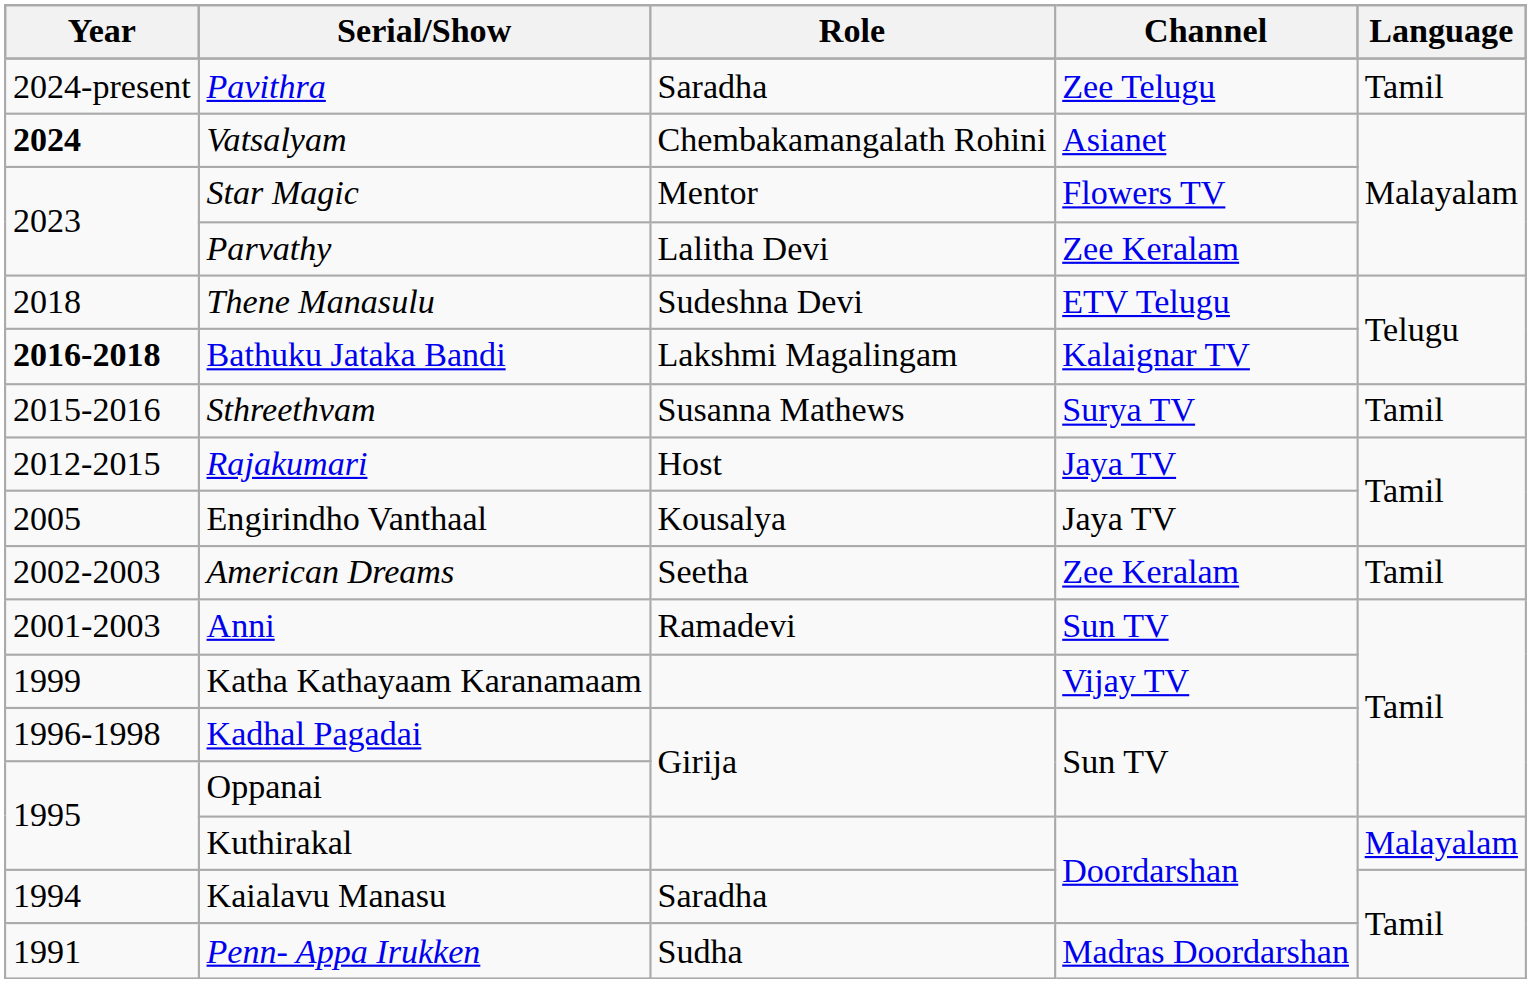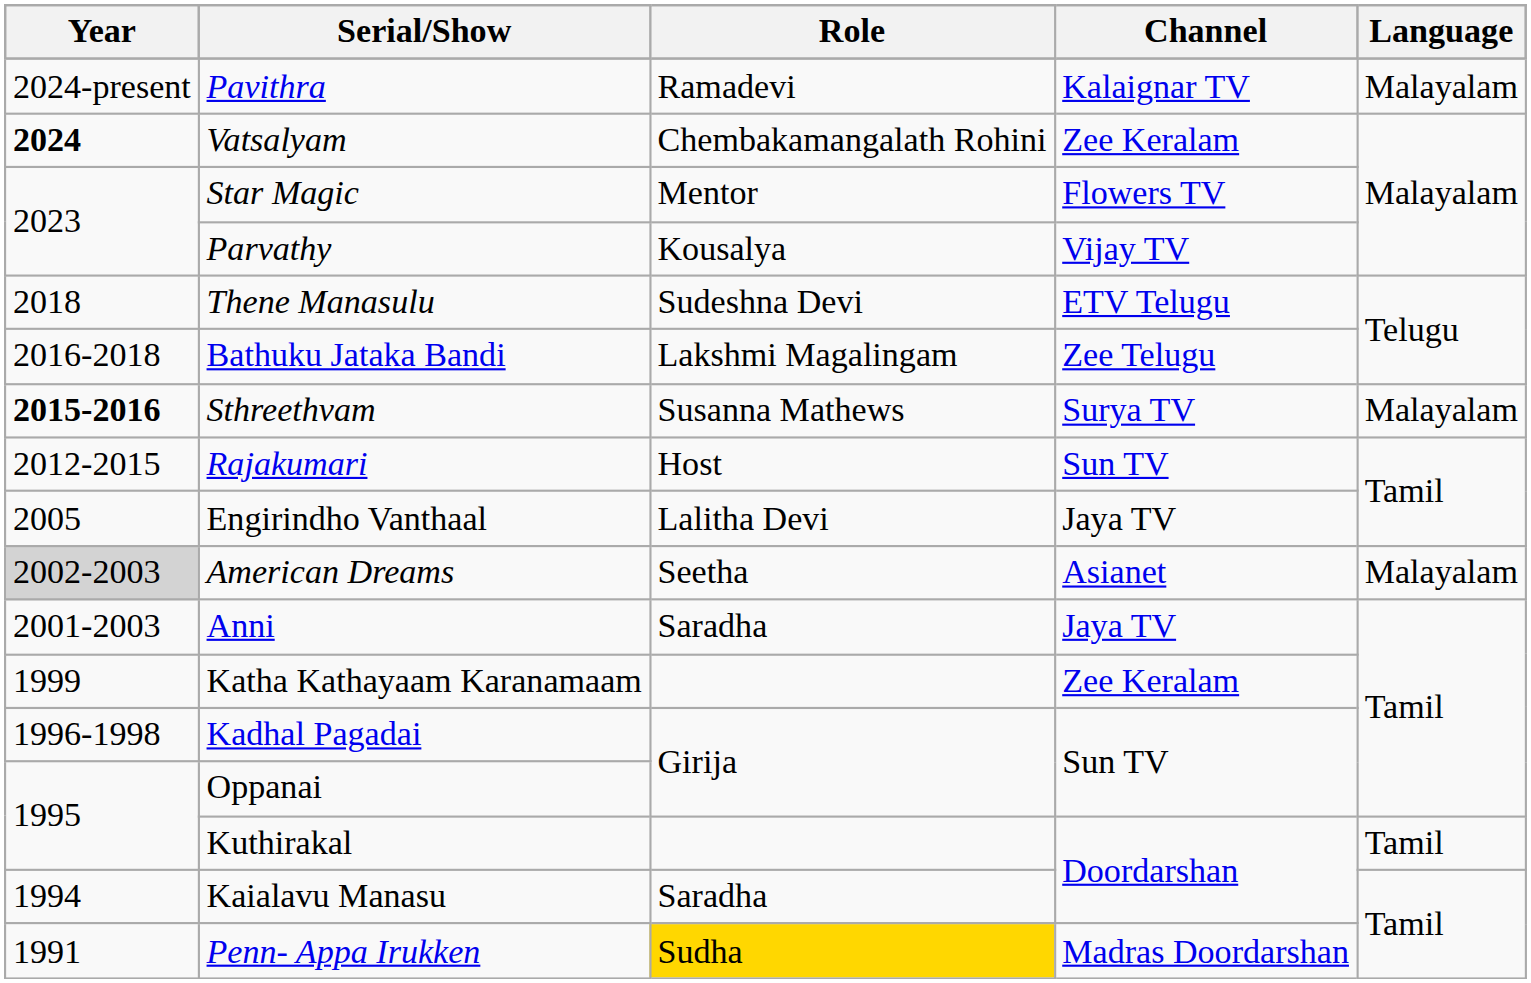(712, 85) Saradha -> (727, 85) Ramadevi
(1139, 85) Zee Telugu -> (1156, 85) Kalaignar TV
(1404, 85) Tamil -> (1441, 85) Malayalam
(1114, 139) Asianet -> (1151, 139) Zee Keralam
(743, 247) Lalitha Devi -> (722, 247) Kousalya
(1151, 247) Zee Keralam -> (1126, 247) Vijay TV
(87, 355) bold -> (87, 355) normal
(1156, 355) Kalaignar TV -> (1139, 355) Zee Telugu
(87, 409) normal -> (87, 409) bold
(1404, 409) Tamil -> (1441, 409) Malayalam
(1119, 463) Jaya TV -> (1115, 463) Sun TV
(722, 517) Kousalya -> (743, 517) Lalitha Devi
(87, 572) no background -> (87, 572) lightgrey background
(1151, 572) Zee Keralam -> (1114, 572) Asianet
(1404, 572) Tamil -> (1441, 572) Malayalam
(727, 626) Ramadevi -> (712, 626) Saradha
(1115, 626) Sun TV -> (1119, 626) Jaya TV
(1126, 680) Vijay TV -> (1151, 680) Zee Keralam
(1441, 842) Malayalam -> (1404, 842) Tamil
(700, 950) no background -> (700, 950) gold background
